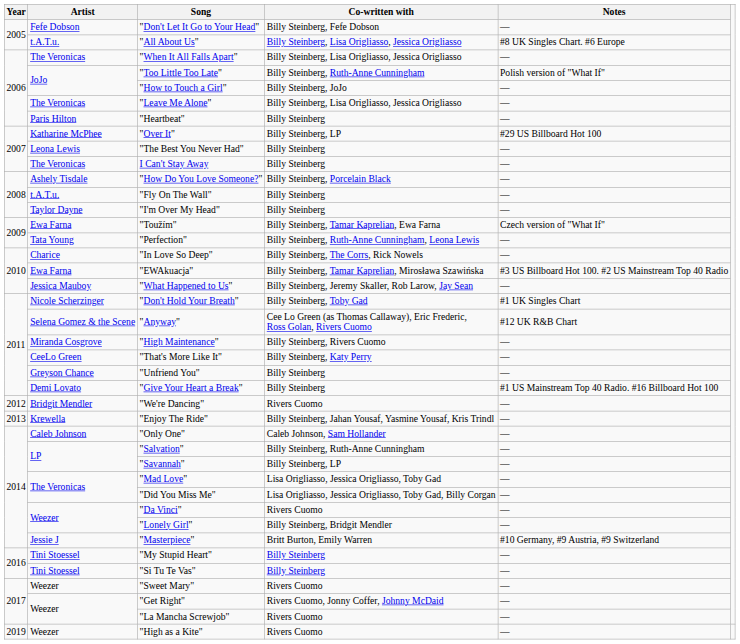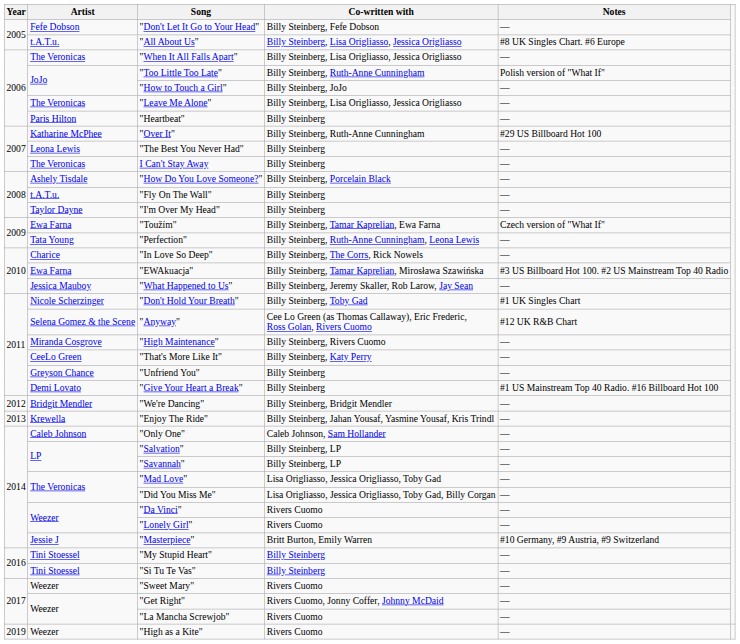(304, 133) Billy Steinberg, LP -> (346, 133) Billy Steinberg, Ruth-Anne Cunningham
(295, 403) Rivers Cuomo -> (329, 403) Billy Steinberg, Bridgit Mendler
(346, 449) Billy Steinberg, Ruth-Anne Cunningham -> (304, 449) Billy Steinberg, LP
(329, 525) Billy Steinberg, Bridgit Mendler -> (295, 525) Rivers Cuomo
